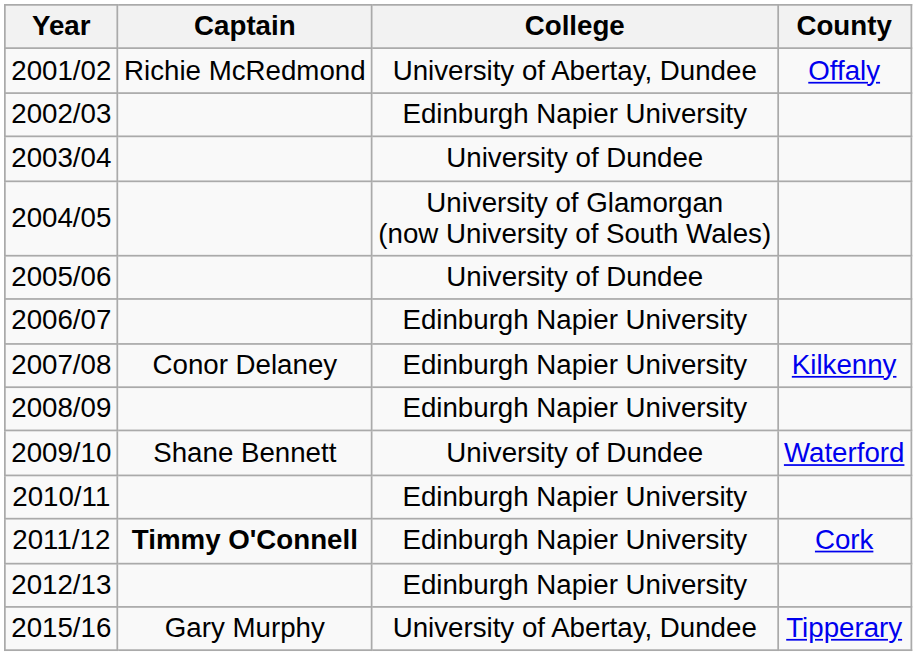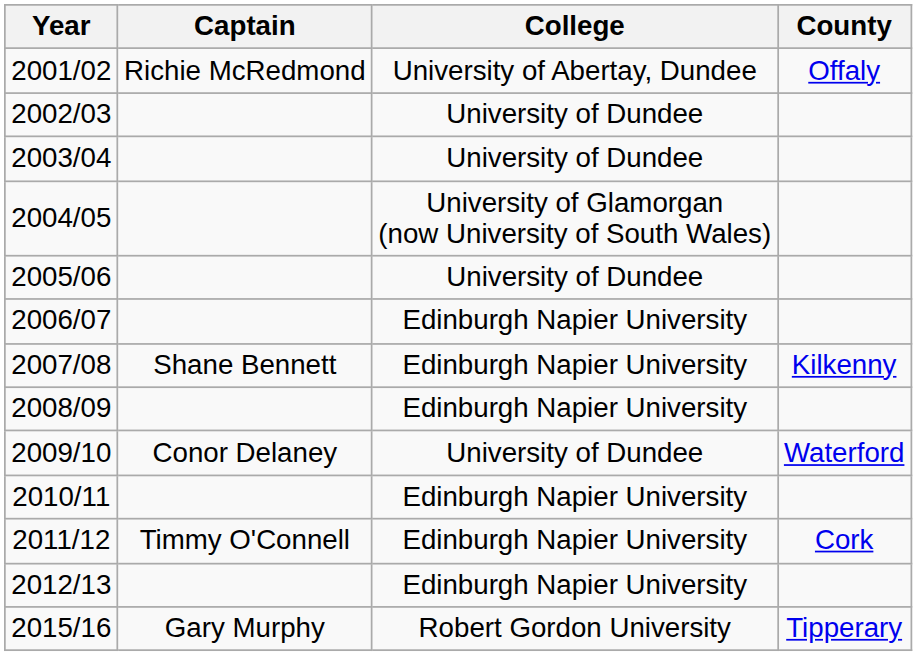(575, 114) Edinburgh Napier University -> (575, 114) University of Dundee
(245, 364) Conor Delaney -> (245, 364) Shane Bennett
(245, 452) Shane Bennett -> (245, 452) Conor Delaney
(245, 540) bold -> (245, 540) normal
(575, 628) University of Abertay, Dundee -> (575, 628) Robert Gordon University
